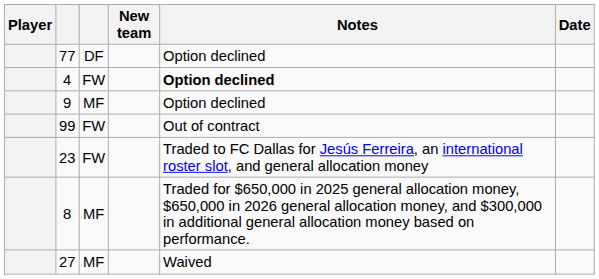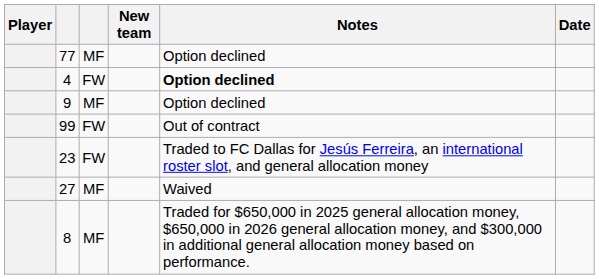(94, 56) DF -> (94, 56) MF
rows swapped: (67, 262) <-> (67, 214)
